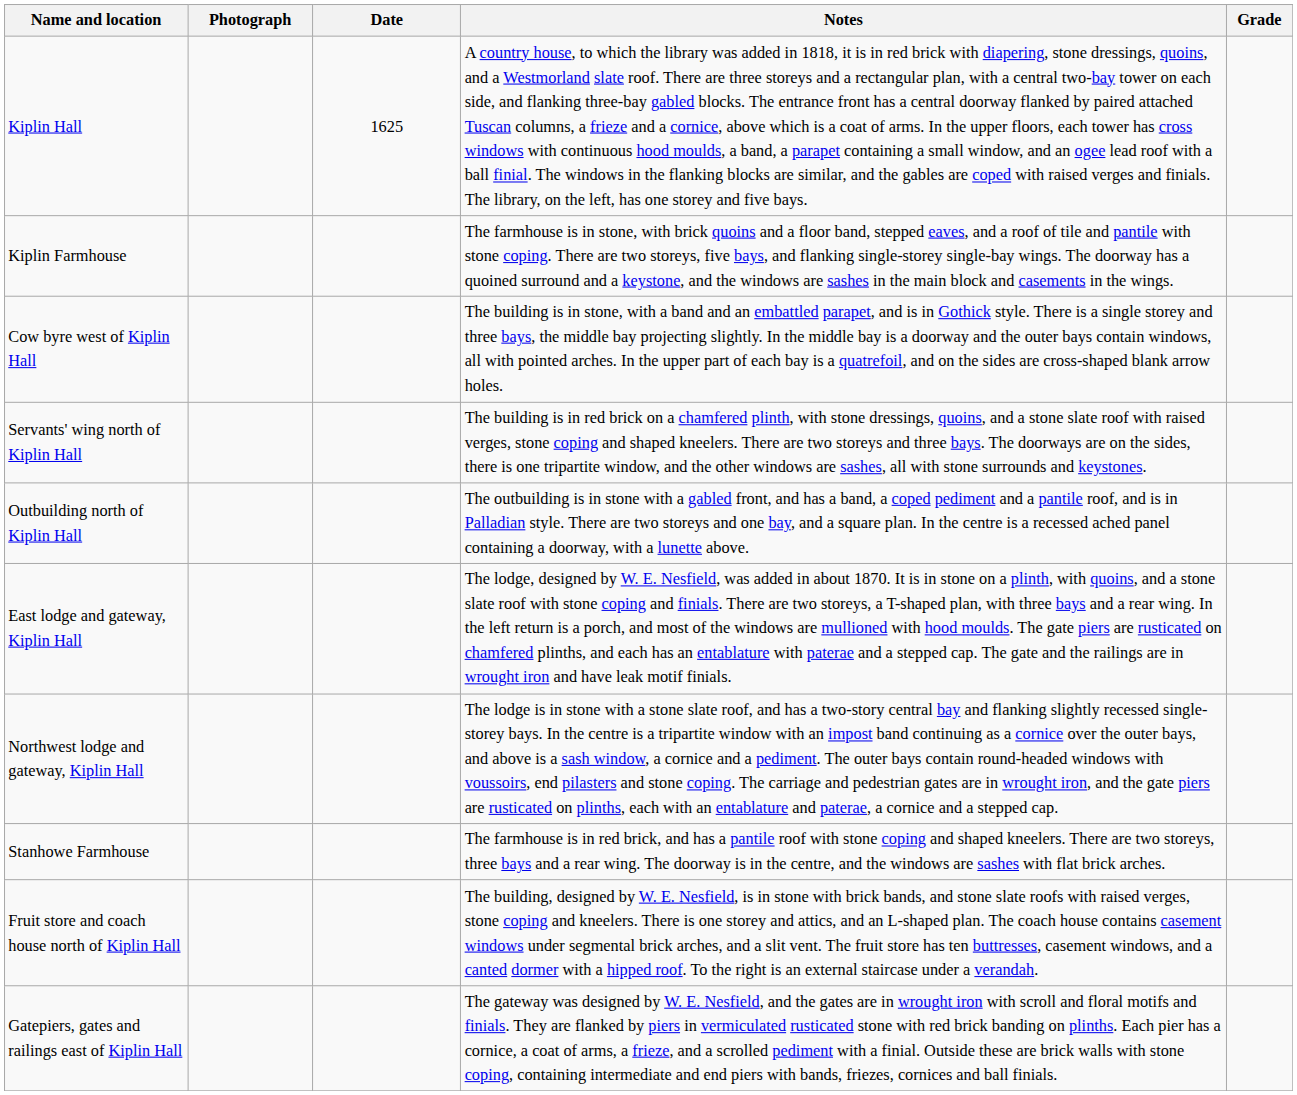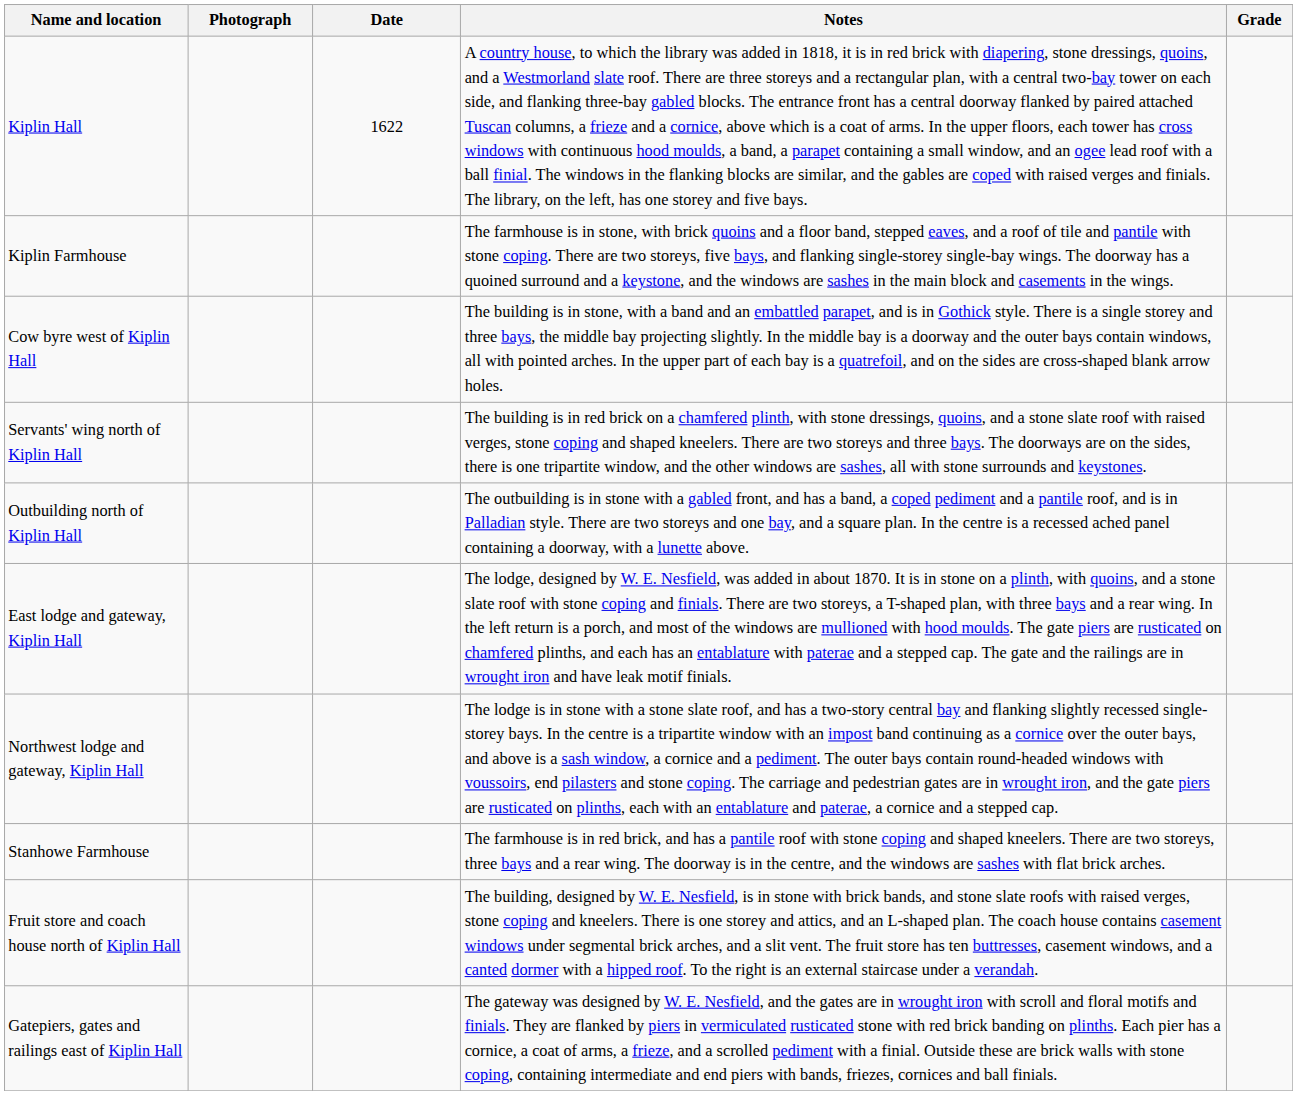(387, 125) 1625 -> (387, 125) 1622
